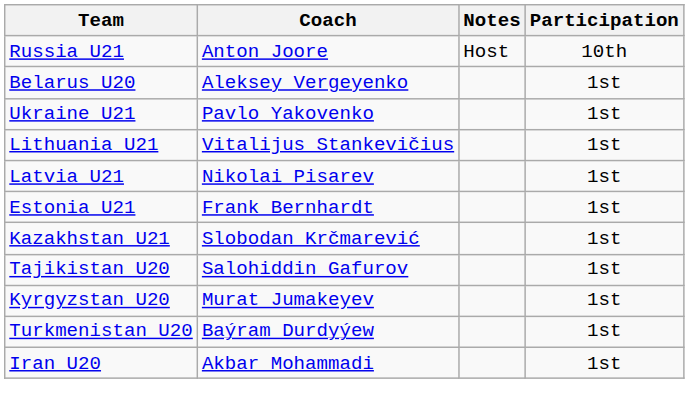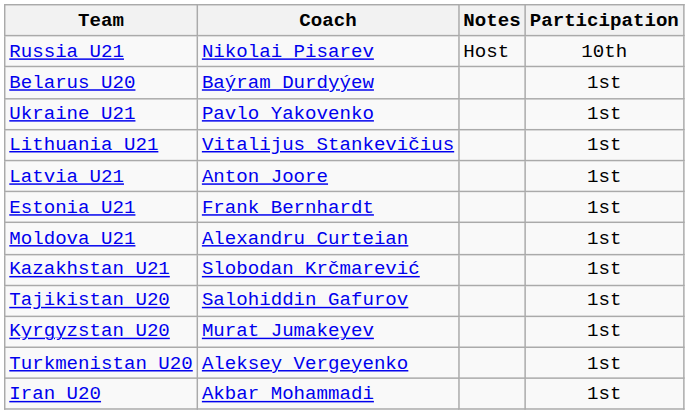(265, 51) Anton Joore -> (288, 51) Nikolai Pisarev
(305, 83) Aleksey Vergeyenko -> (288, 83) Baýram Durdyýew
(288, 176) Nikolai Pisarev -> (265, 176) Anton Joore
+ row: (72, 238)
(288, 332) Baýram Durdyýew -> (305, 363) Aleksey Vergeyenko
